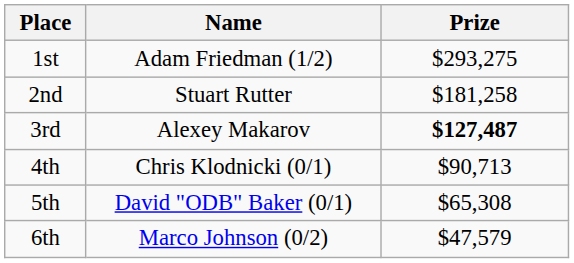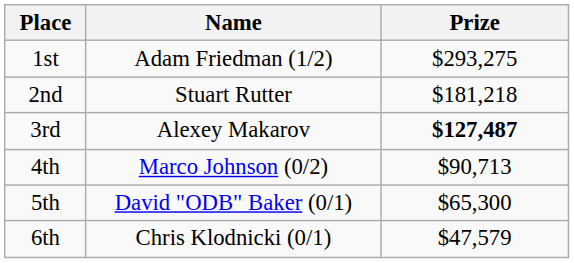(475, 94) $181,258 -> (475, 94) $181,218
(233, 166) Chris Klodnicki (0/1) -> (233, 166) Marco Johnson (0/2)
(475, 202) $65,308 -> (475, 202) $65,300
(233, 238) Marco Johnson (0/2) -> (233, 238) Chris Klodnicki (0/1)
